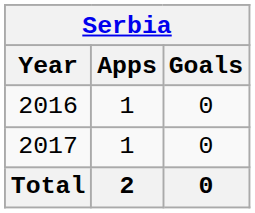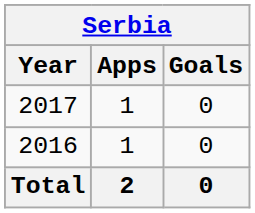rows swapped: (48, 106) <-> (48, 147)
